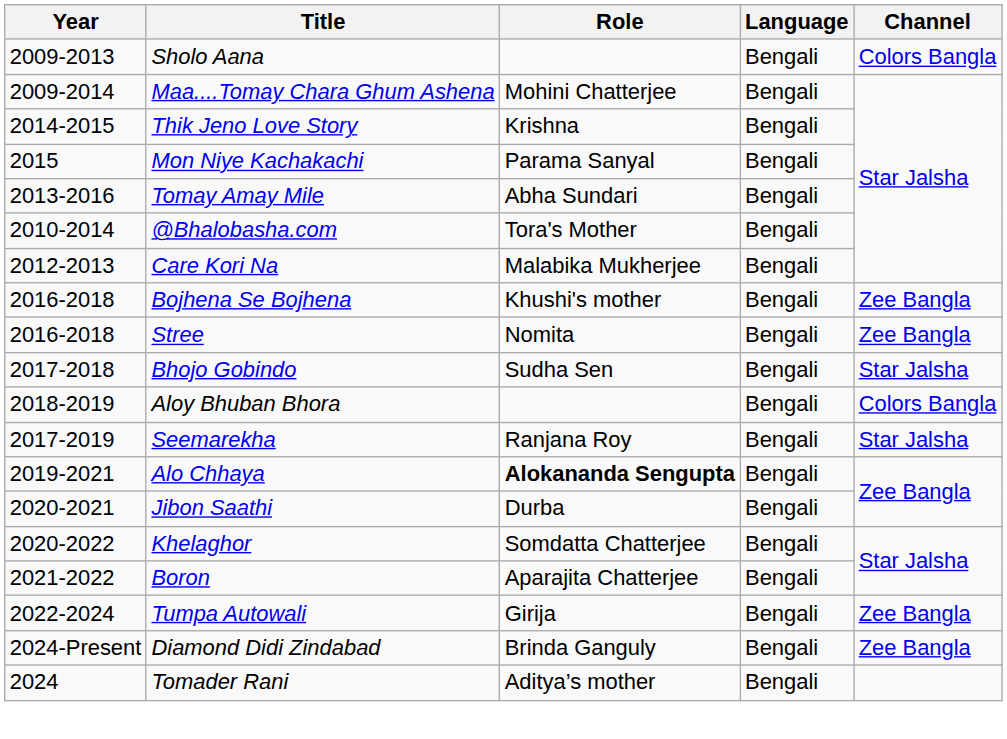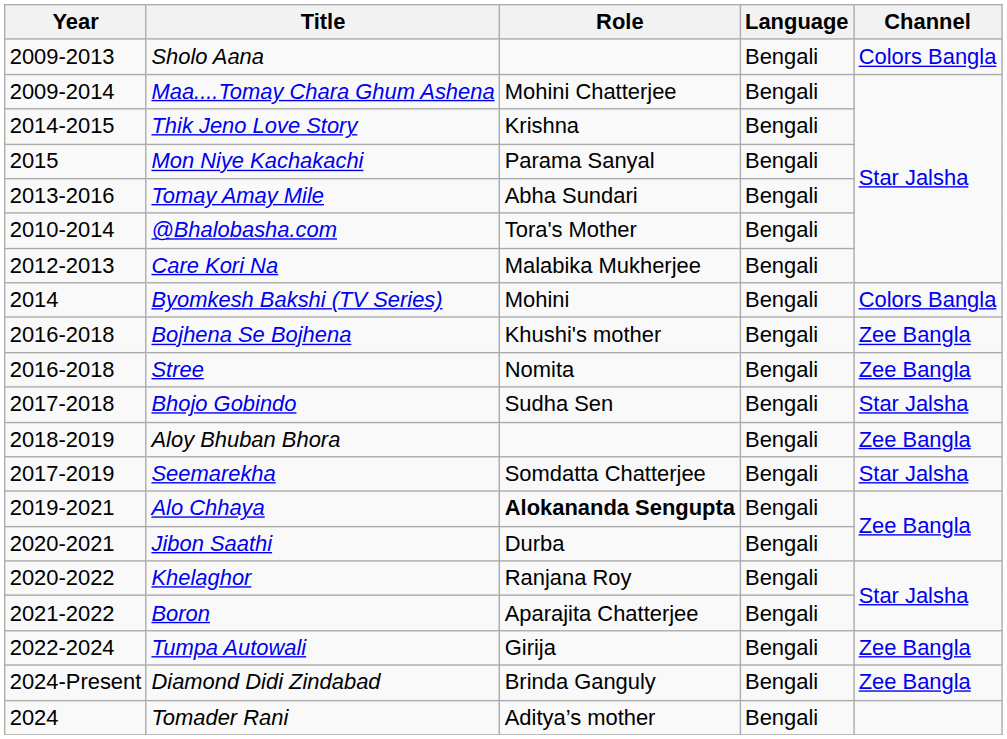+ row: (297, 299)
(928, 404) Colors Bangla -> (915, 439) Zee Bangla
(568, 439) Ranjana Roy -> (605, 473) Somdatta Chatterjee
(605, 543) Somdatta Chatterjee -> (568, 578) Ranjana Roy
